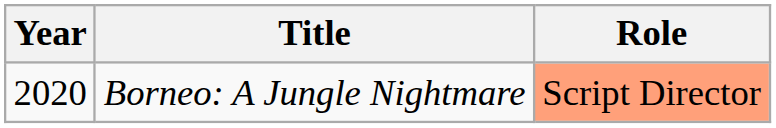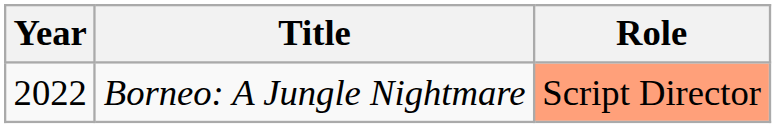(50, 91) 2020 -> (50, 91) 2022
